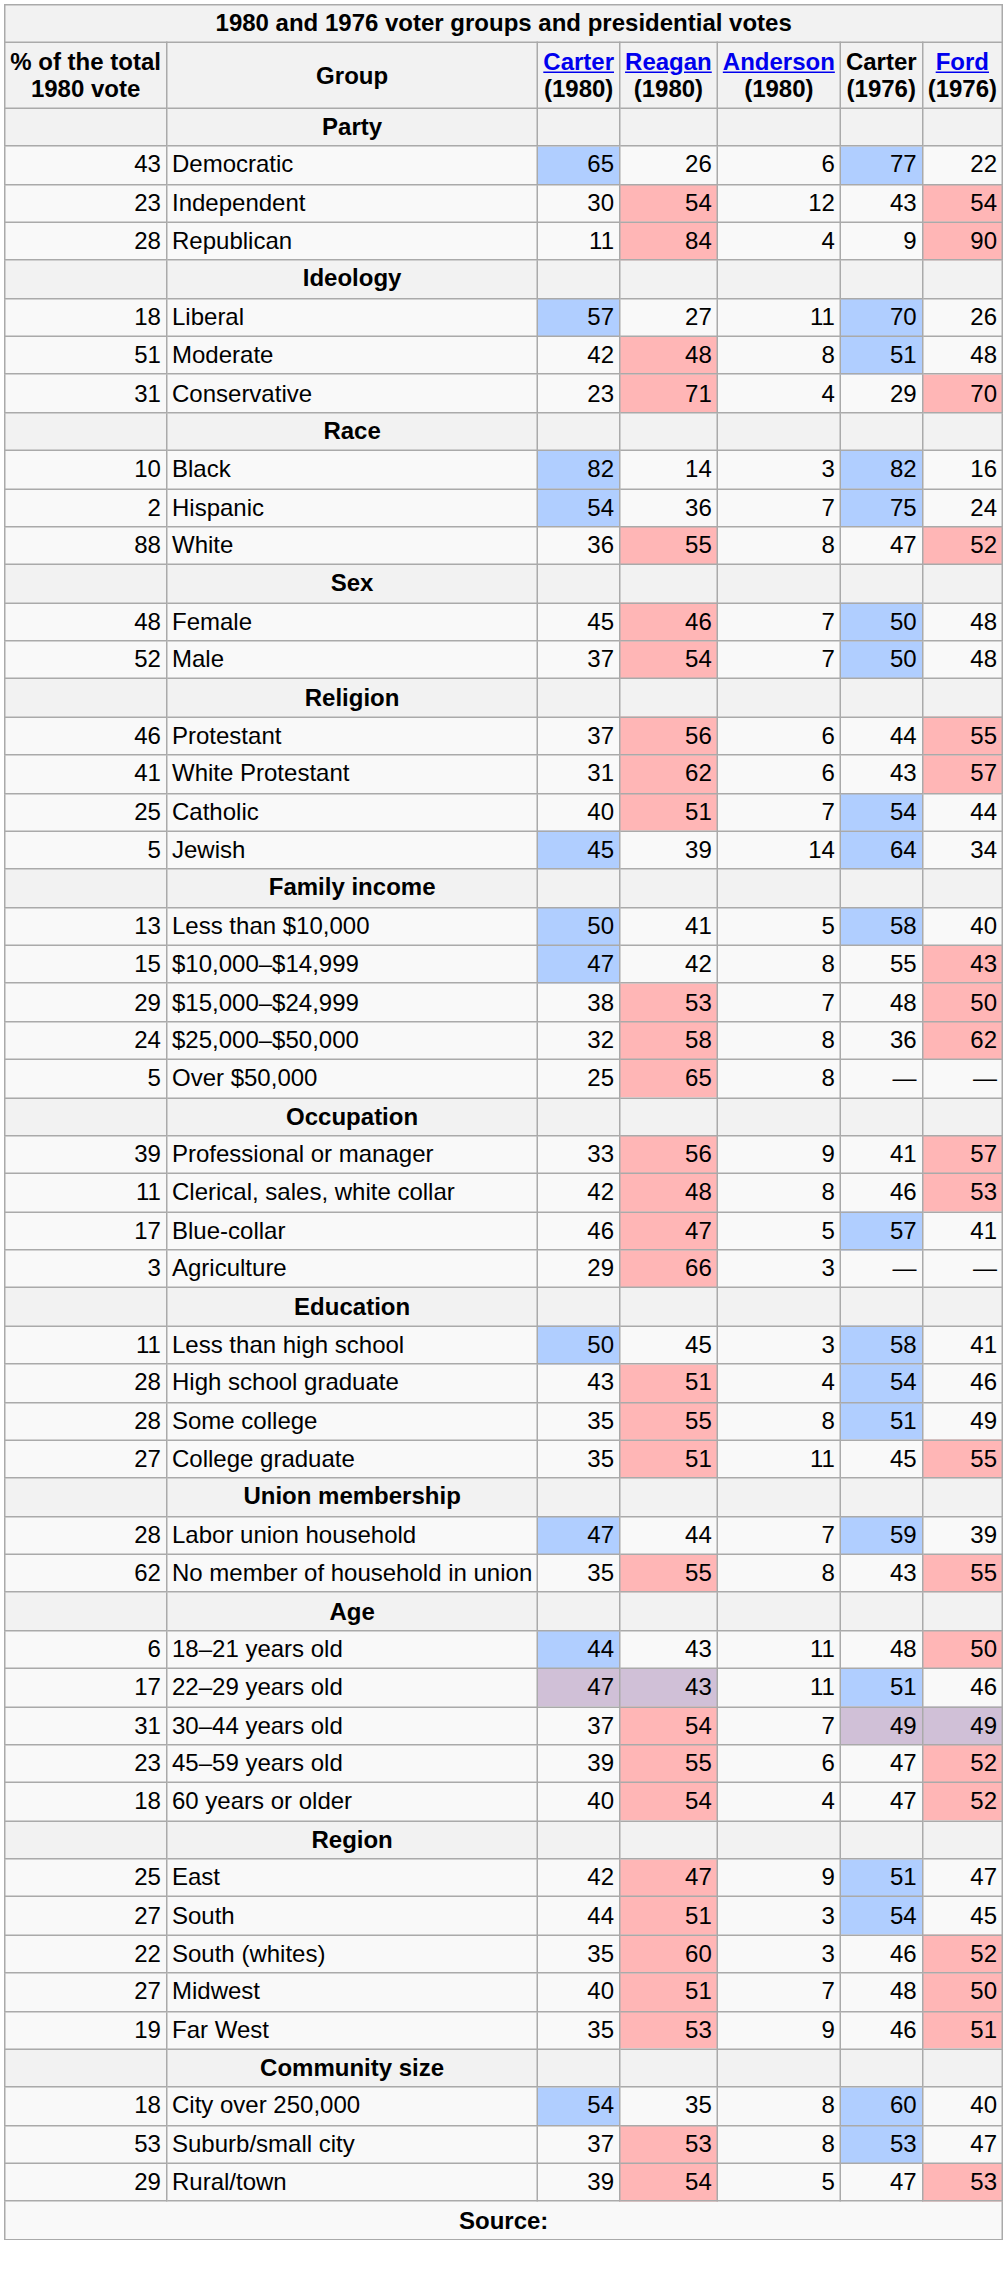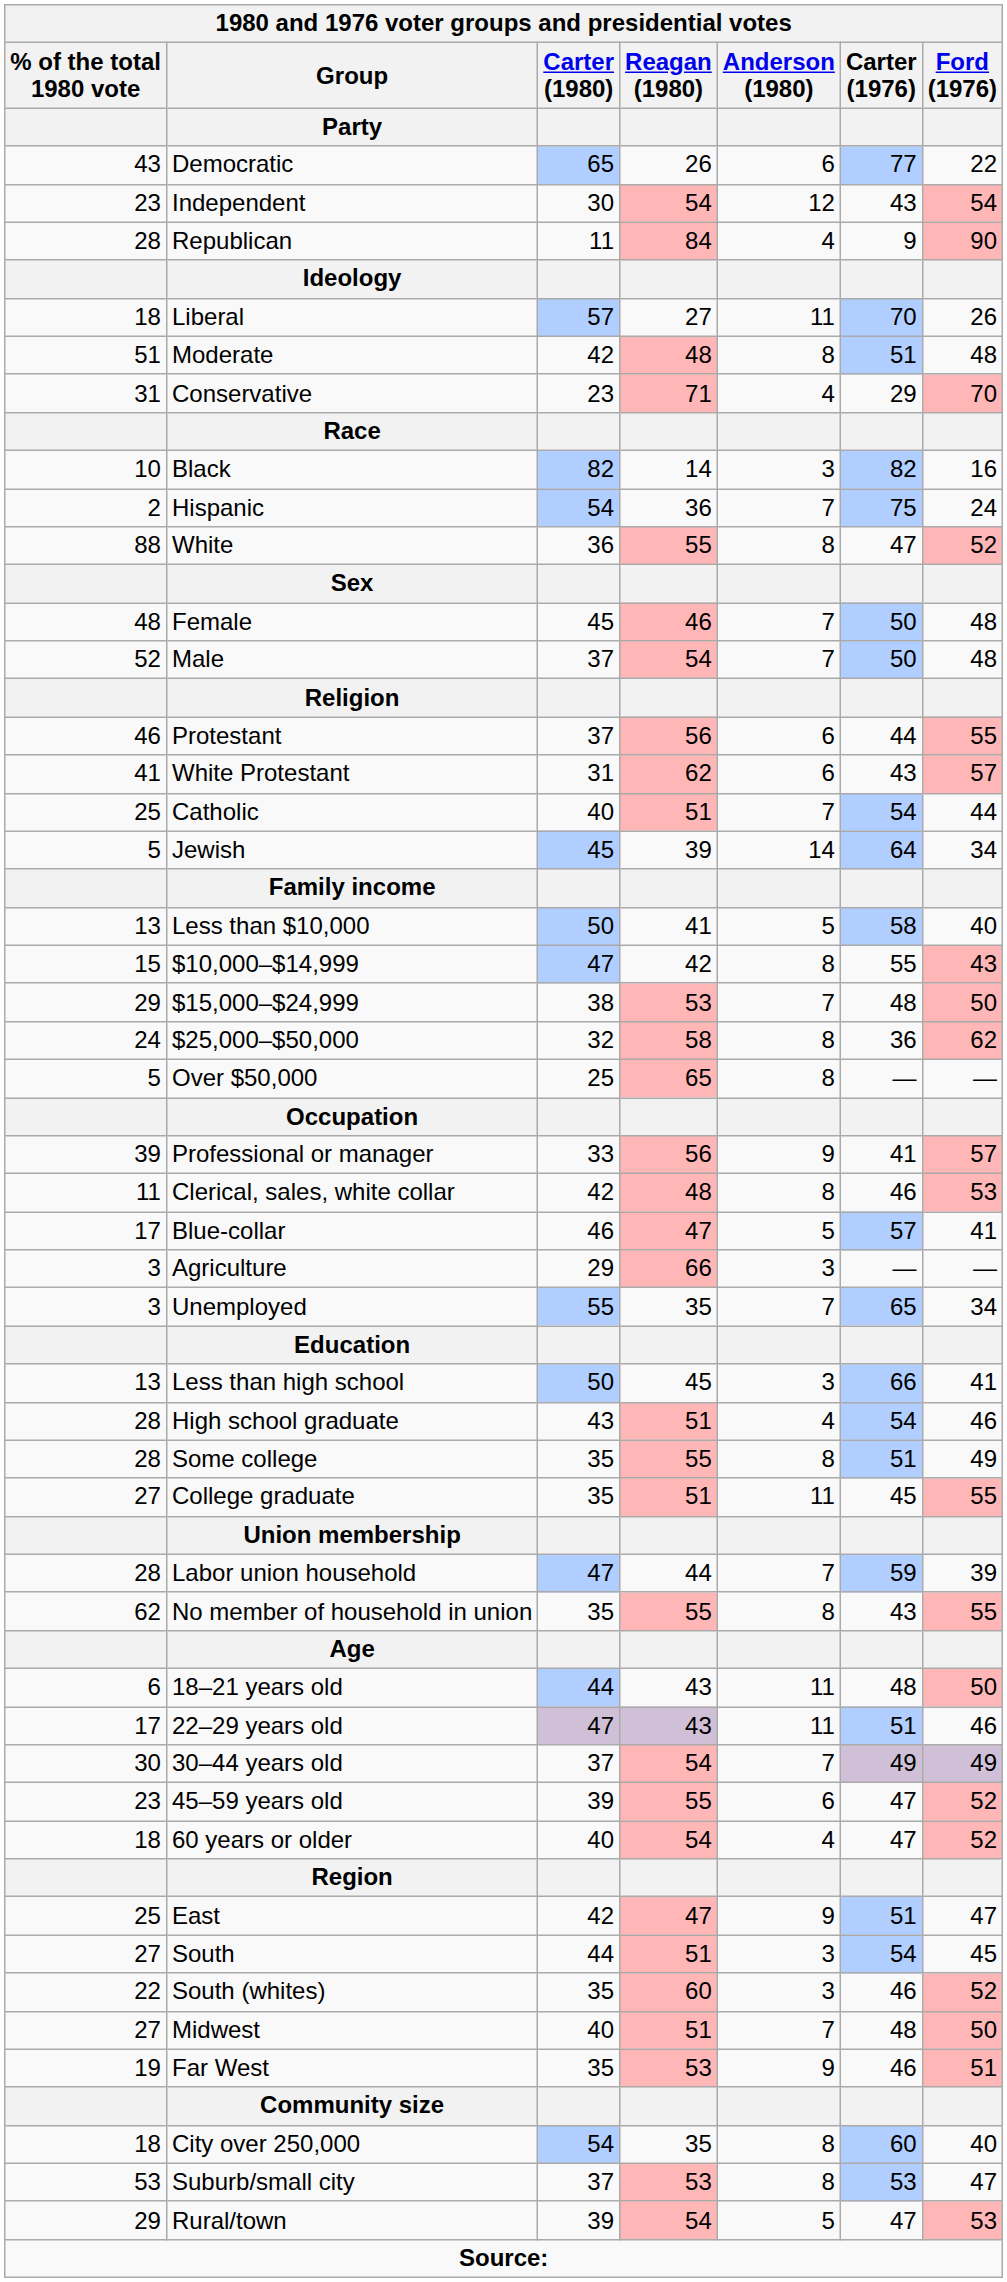+ row: (239, 1306)
(148, 1344) 11 -> (148, 1382) 13
(903, 1344) 58 -> (903, 1382) 66
(148, 1725) 31 -> (148, 1763) 30
